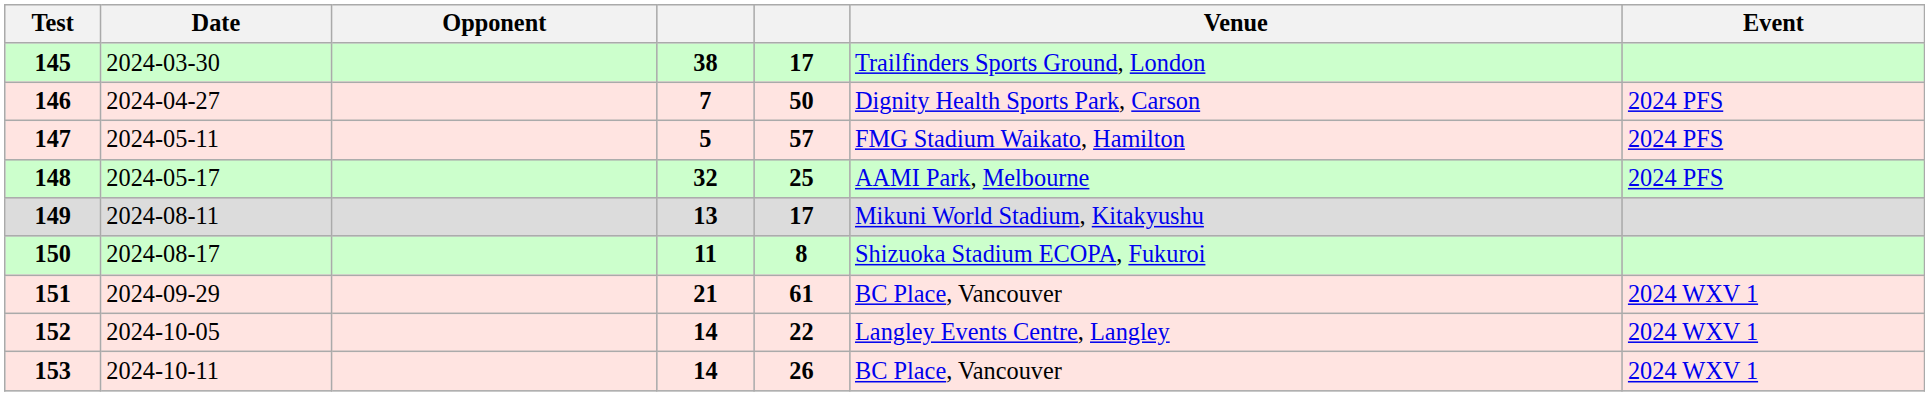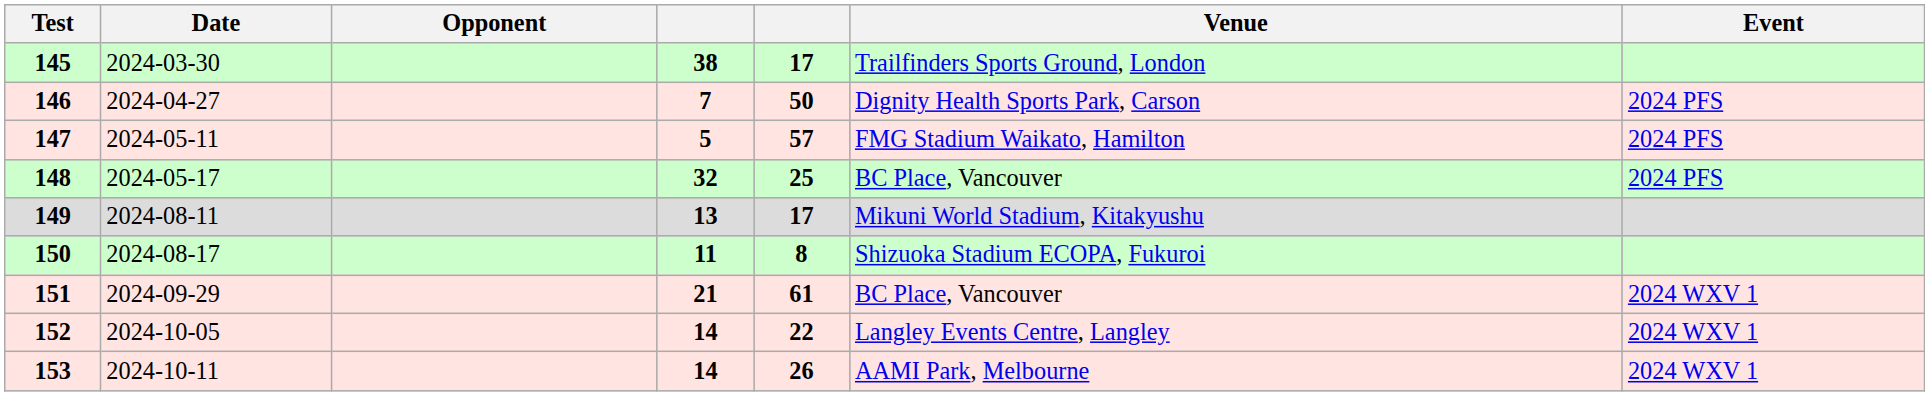(972, 178) AAMI Park, Melbourne -> (958, 178) BC Place, Vancouver
(958, 370) BC Place, Vancouver -> (972, 370) AAMI Park, Melbourne
